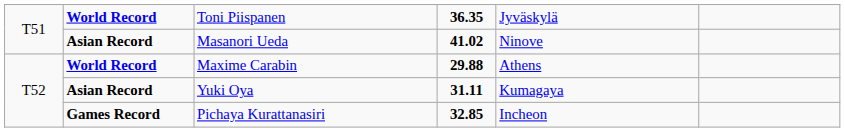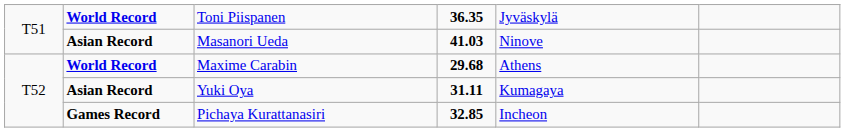(467, 41) 41.02 -> (467, 41) 41.03
(467, 66) 29.88 -> (467, 66) 29.68
